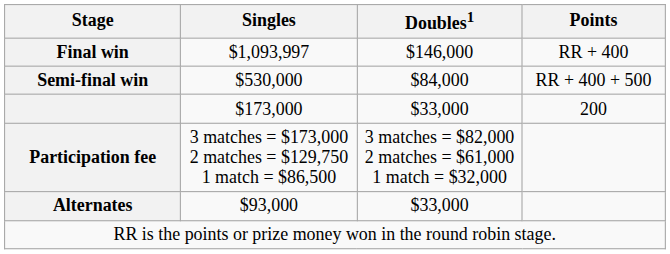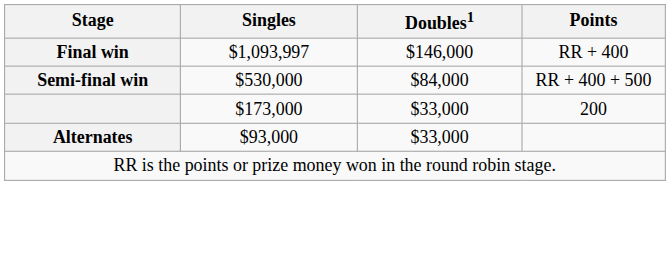- row: (93, 157)
